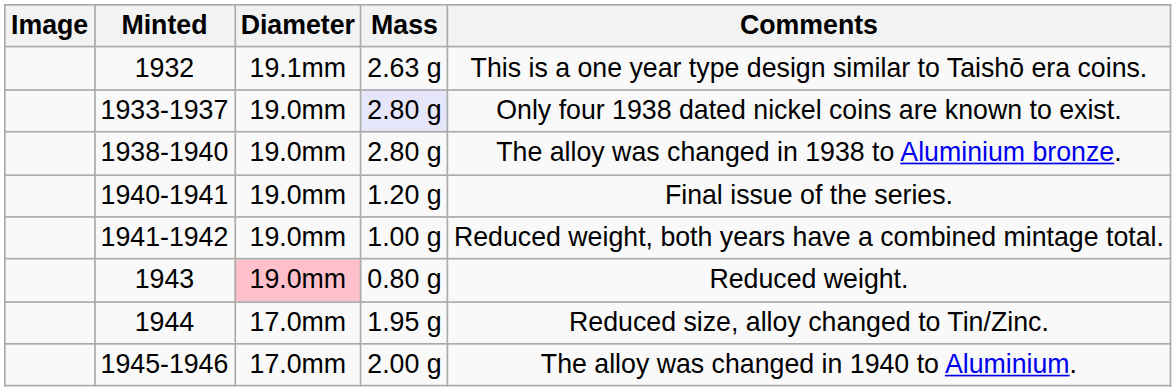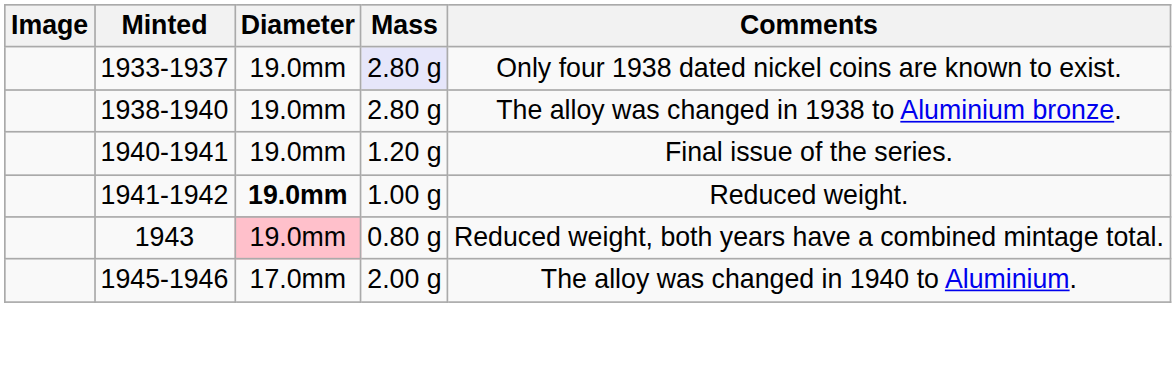- row: (164, 68)
(298, 237) normal -> (298, 195) bold
(809, 237) Reduced weight, both years have a combined mintage total. -> (809, 195) Reduced weight.
(809, 279) Reduced weight. -> (809, 237) Reduced weight, both years have a combined mintage total.
- row: (164, 322)
